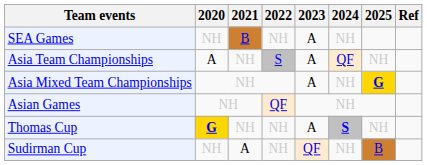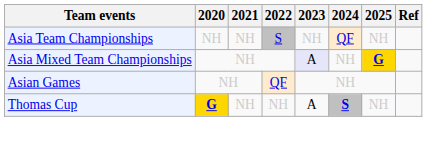- row: (41, 38)
(212, 60) A -> (212, 38) NH
(312, 60) A -> (312, 38) NH
(312, 83) no background -> (312, 60) lavender background
- row: (47, 150)
